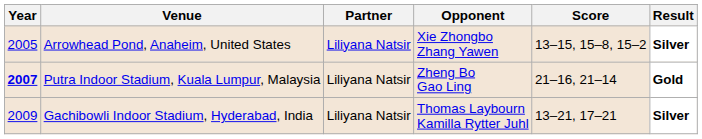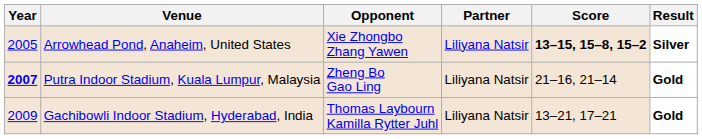columns swapped: (369, 15) <-> (473, 15)
(591, 44) normal -> (591, 44) bold
(671, 116) Silver -> (668, 116) Gold
